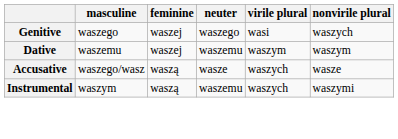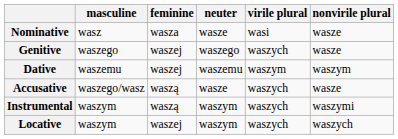+ row: (40, 32)
(259, 32) wasi -> (268, 50) waszych
(333, 32) waszych -> (327, 50) wasze
(221, 87) waszemu -> (218, 106) waszym
+ row: (40, 124)
